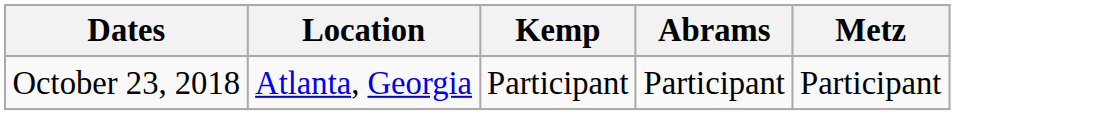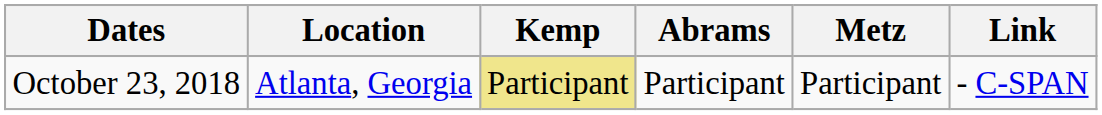+ column: (1022, 30)
(558, 82) no background -> (558, 82) khaki background
